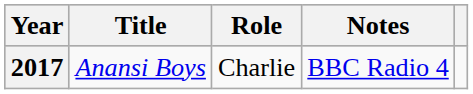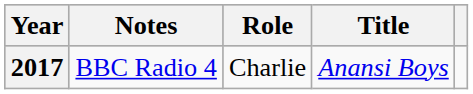columns swapped: (141, 25) <-> (378, 25)
